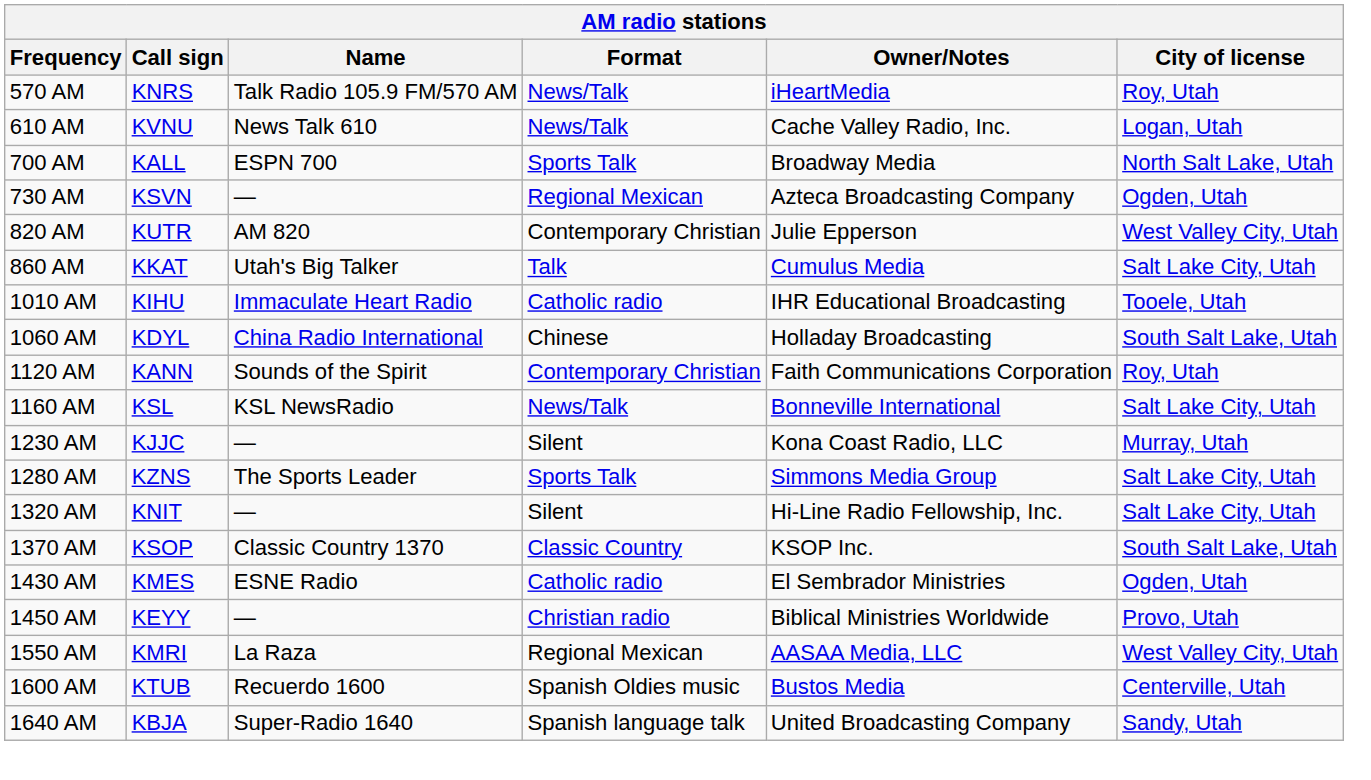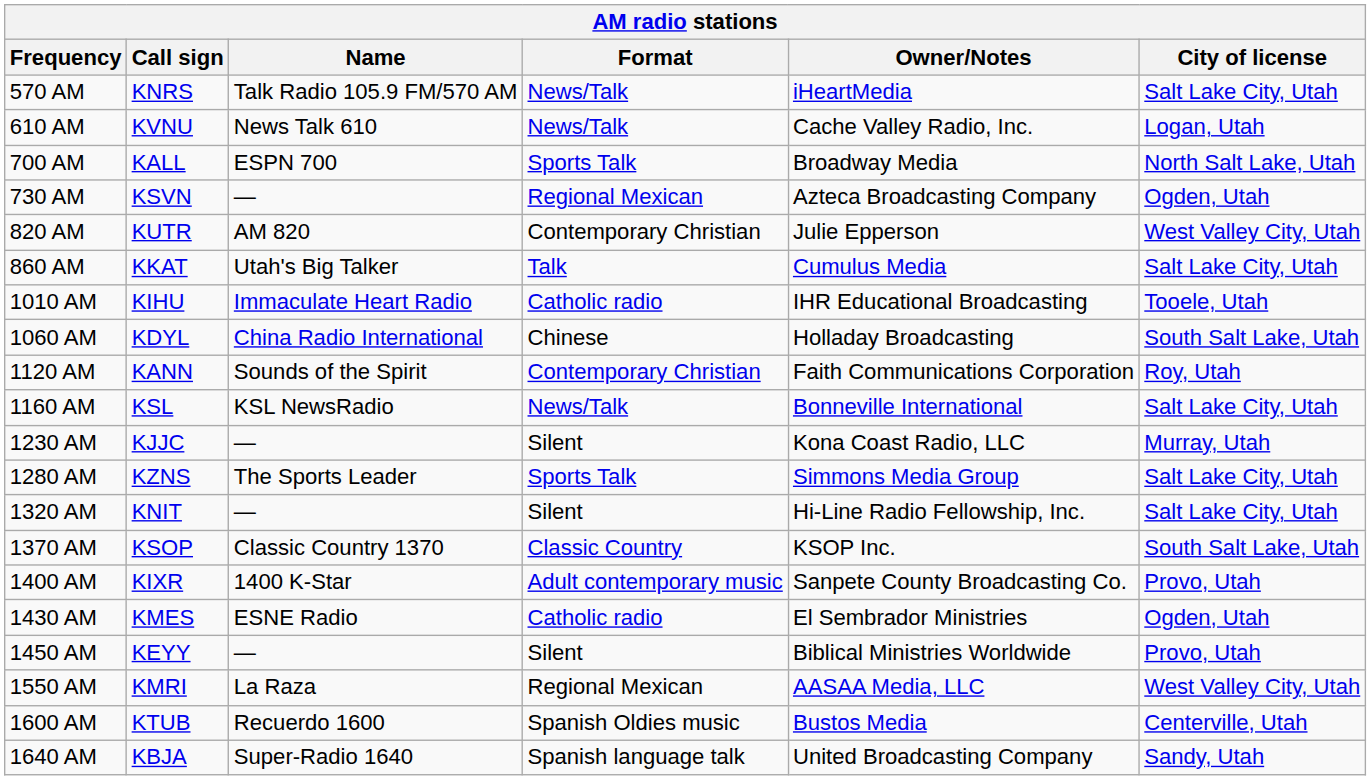(1170, 92) Roy, Utah -> (1241, 92) Salt Lake City, Utah
+ row: (53, 582)
(599, 617) Christian radio -> (555, 652) Silent
